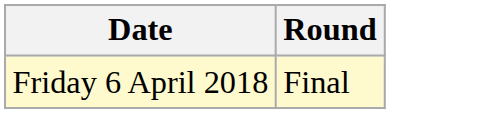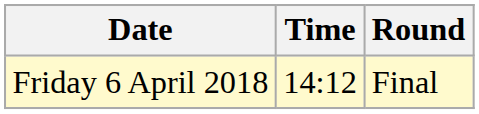+ column: (320, 30)
